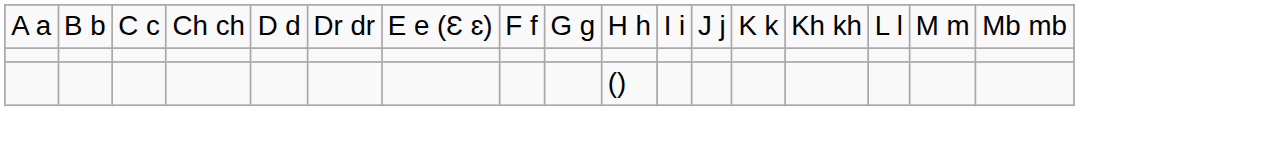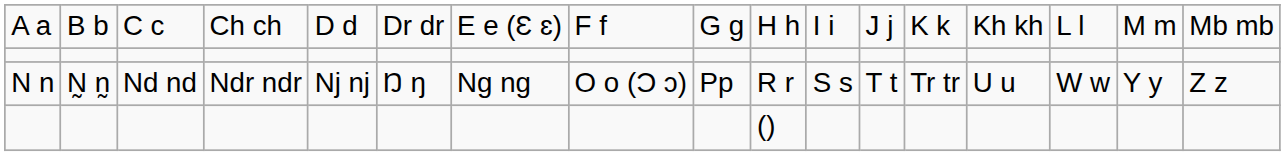+ row: (33, 83)
